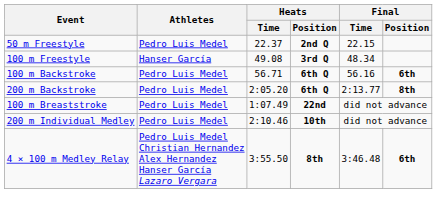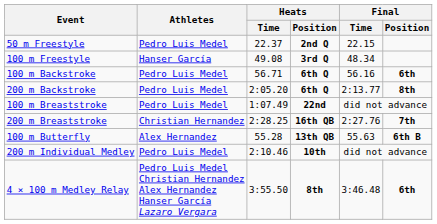+ row: (57, 121)
+ row: (48, 136)
